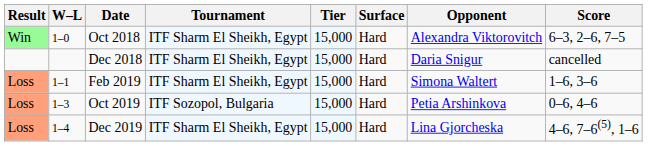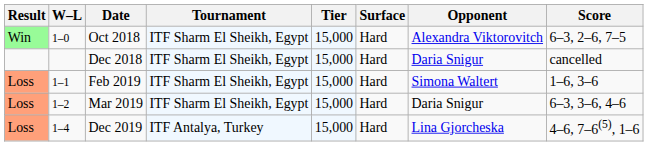+ row: (116, 103)
- row: (114, 103)
(228, 127) ITF Sharm El Sheikh, Egypt -> (207, 127) ITF Antalya, Turkey
